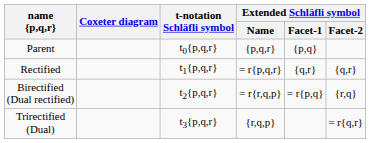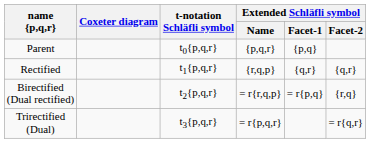(260, 69) = r{p,q,r} -> (260, 69) {r,q,p}
(260, 123) {r,q,p} -> (260, 123) = r{p,q,r}
